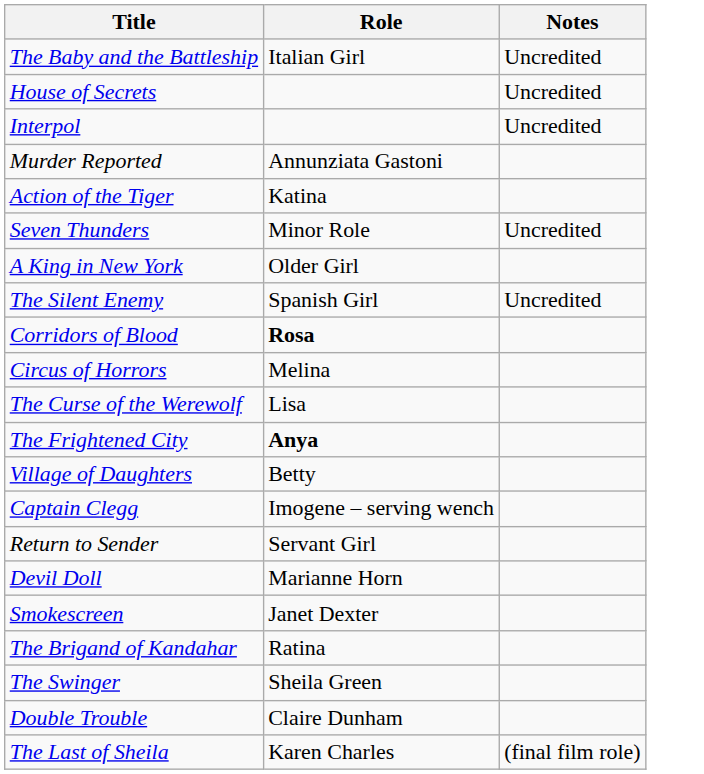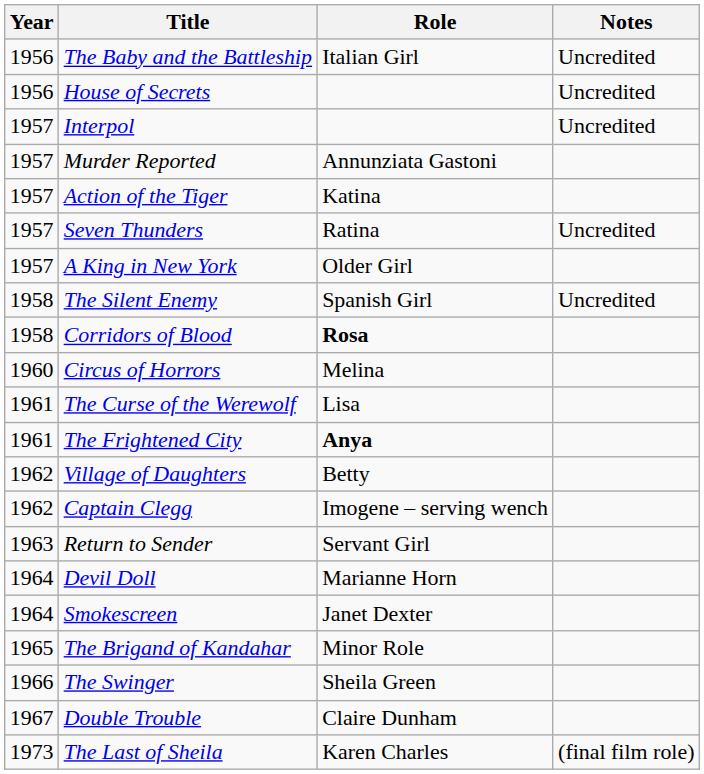+ column: (32, 21)
(319, 230) Minor Role -> (351, 230) Ratina
(297, 647) Ratina -> (373, 647) Minor Role
